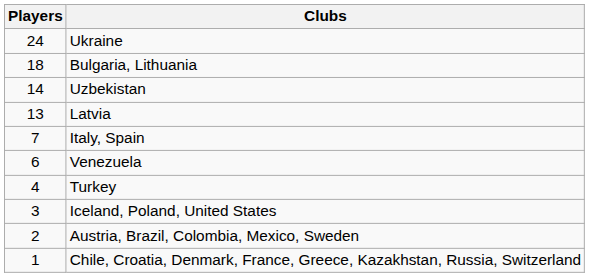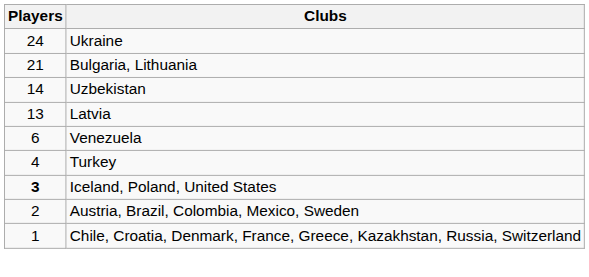(35, 65) 18 -> (35, 65) 21
- row: (107, 138)
(35, 211) normal -> (35, 187) bold
